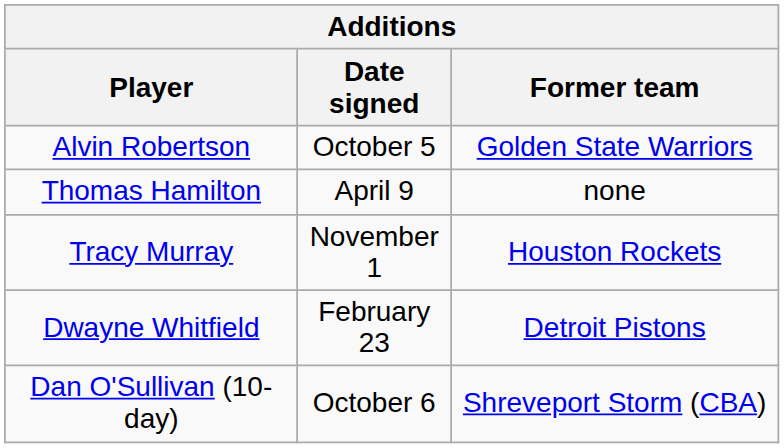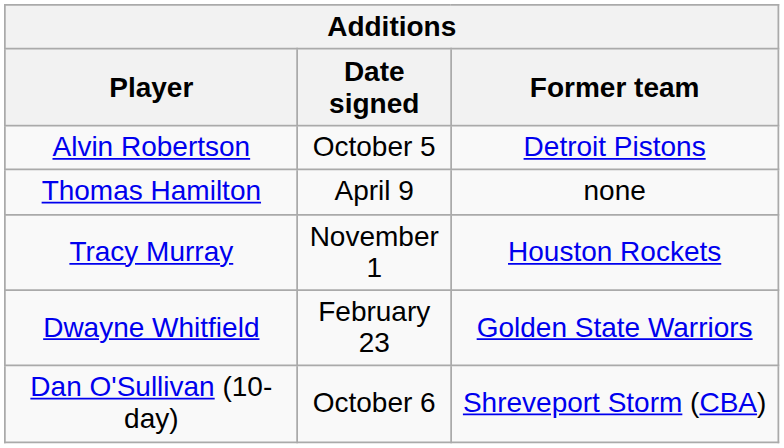(615, 147) Golden State Warriors -> (615, 147) Detroit Pistons
(615, 327) Detroit Pistons -> (615, 327) Golden State Warriors
